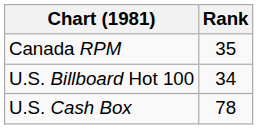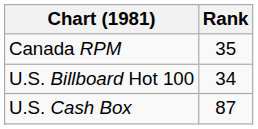(226, 108) 78 -> (226, 108) 87
